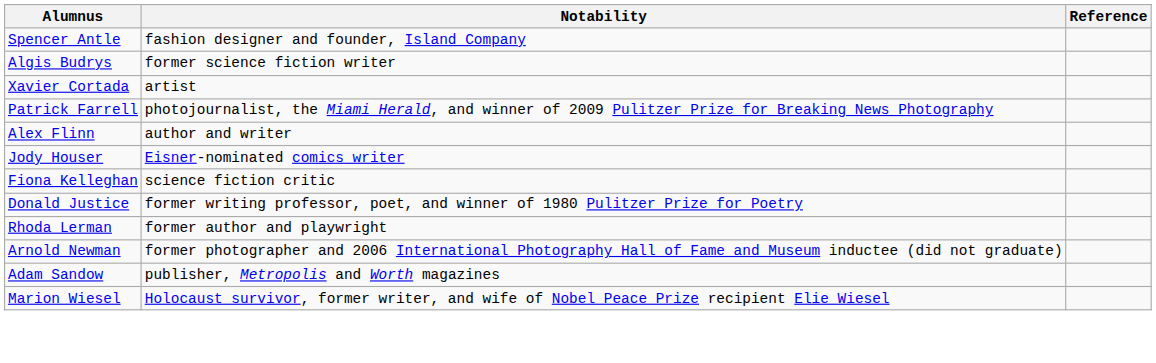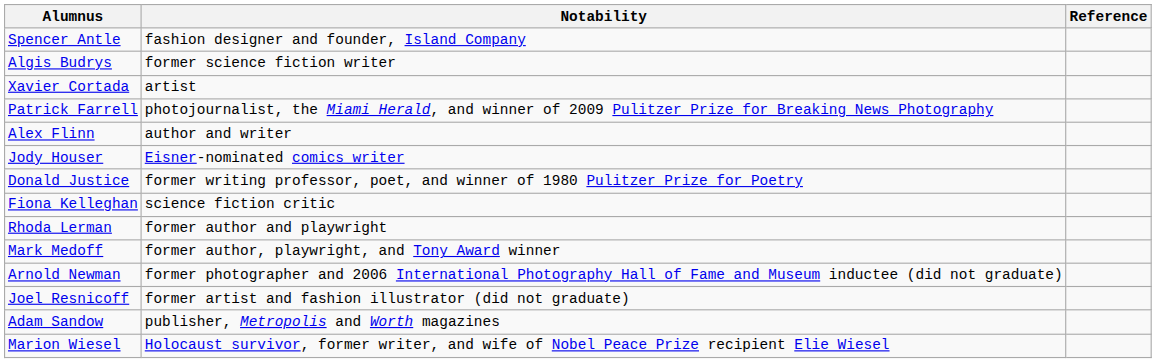rows swapped: (69, 204) <-> (73, 181)
+ row: (56, 251)
+ row: (69, 299)
